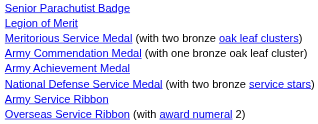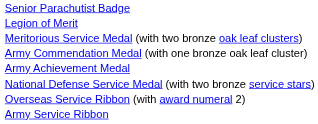rows swapped: (57, 99) <-> (125, 114)
